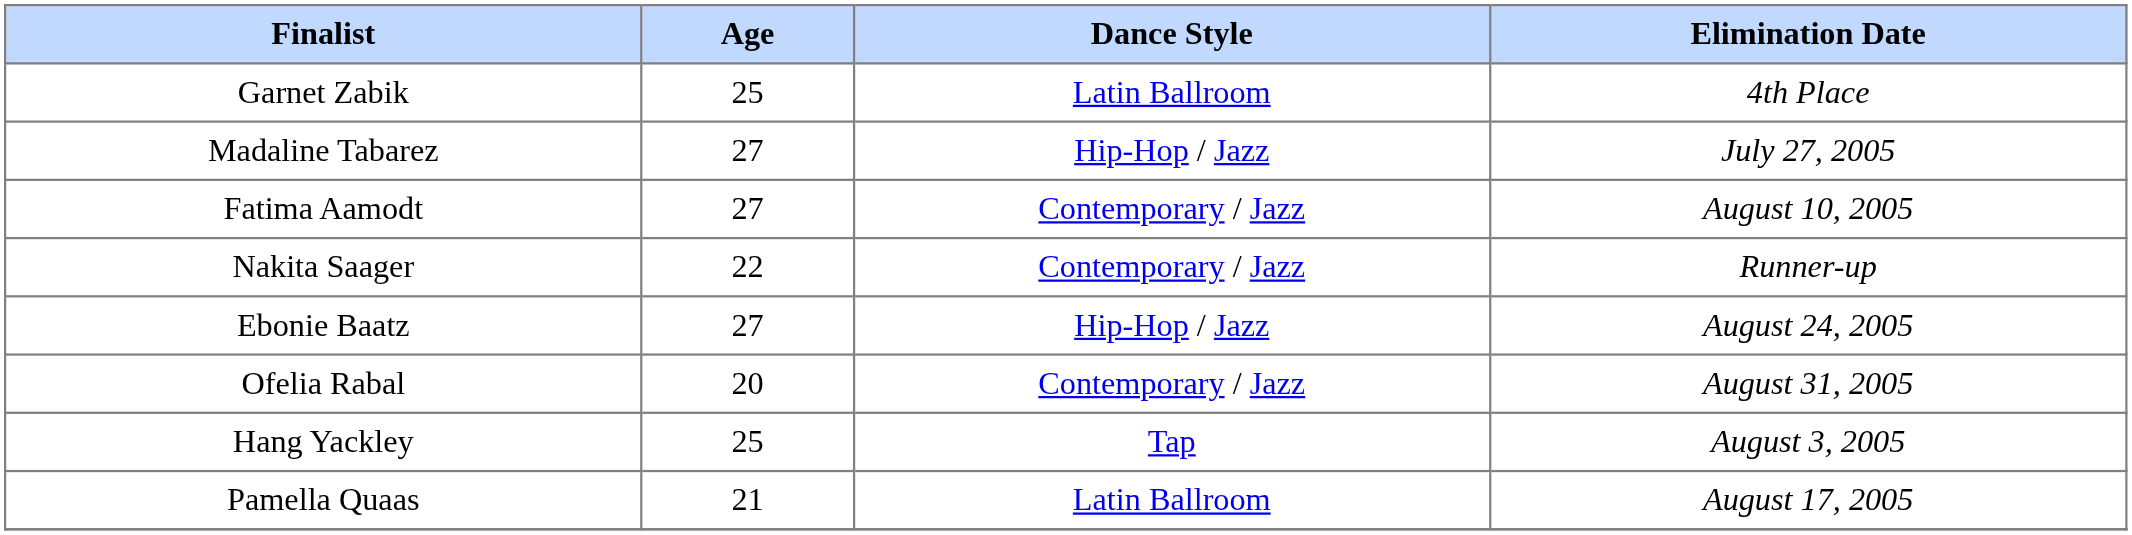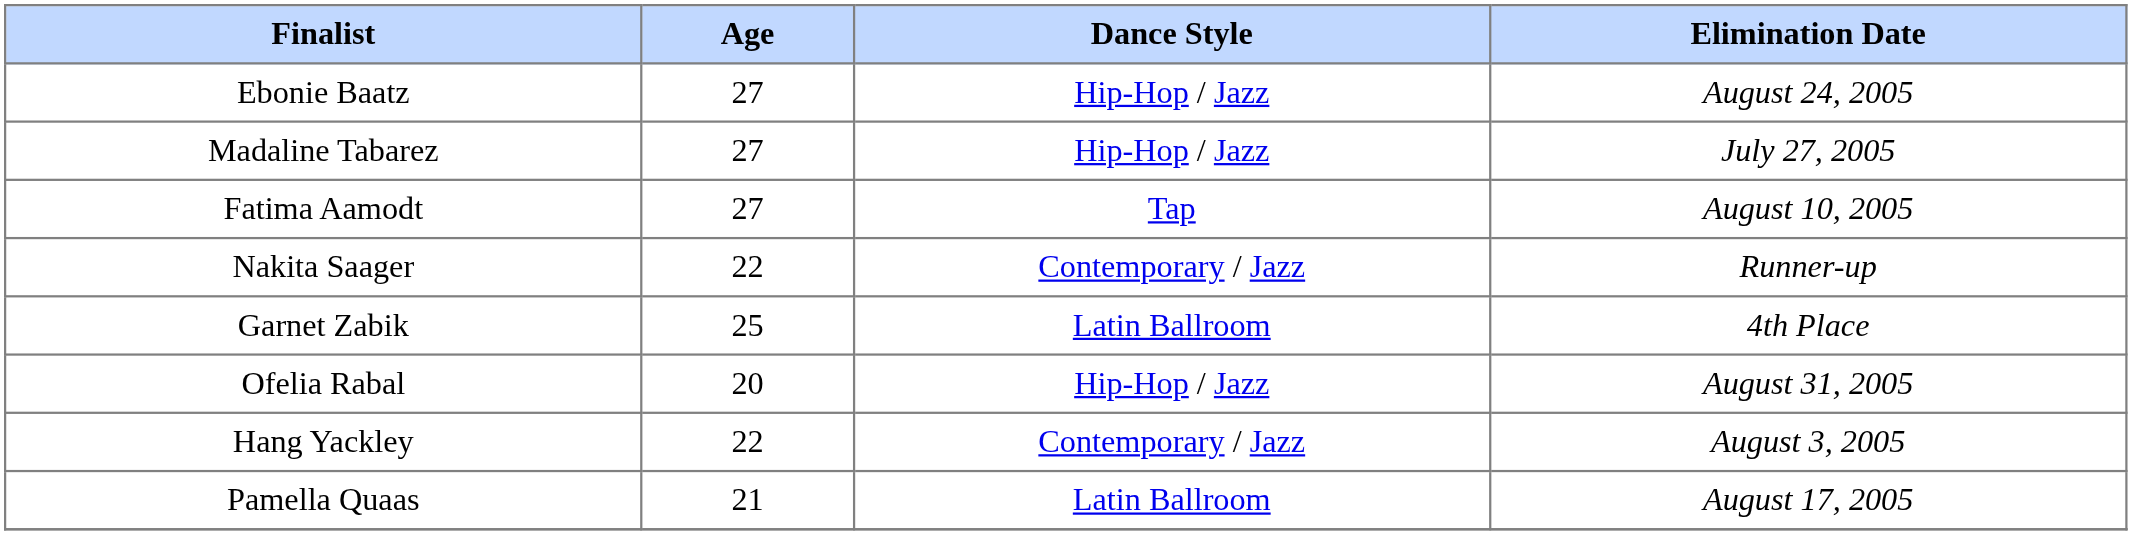rows swapped: (323, 324) <-> (323, 91)
(1172, 208) Contemporary / Jazz -> (1172, 208) Tap
(1172, 383) Contemporary / Jazz -> (1172, 383) Hip-Hop / Jazz
(748, 441) 25 -> (748, 441) 22
(1172, 441) Tap -> (1172, 441) Contemporary / Jazz
